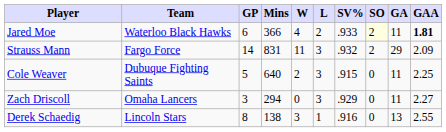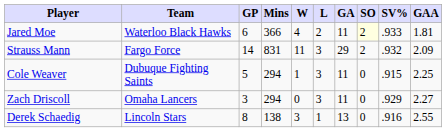columns swapped: (399, 13) <-> (350, 13)
(423, 31) bold -> (423, 31) normal
(272, 74) 640 -> (272, 74) 294
(297, 74) 2 -> (297, 74) 1
